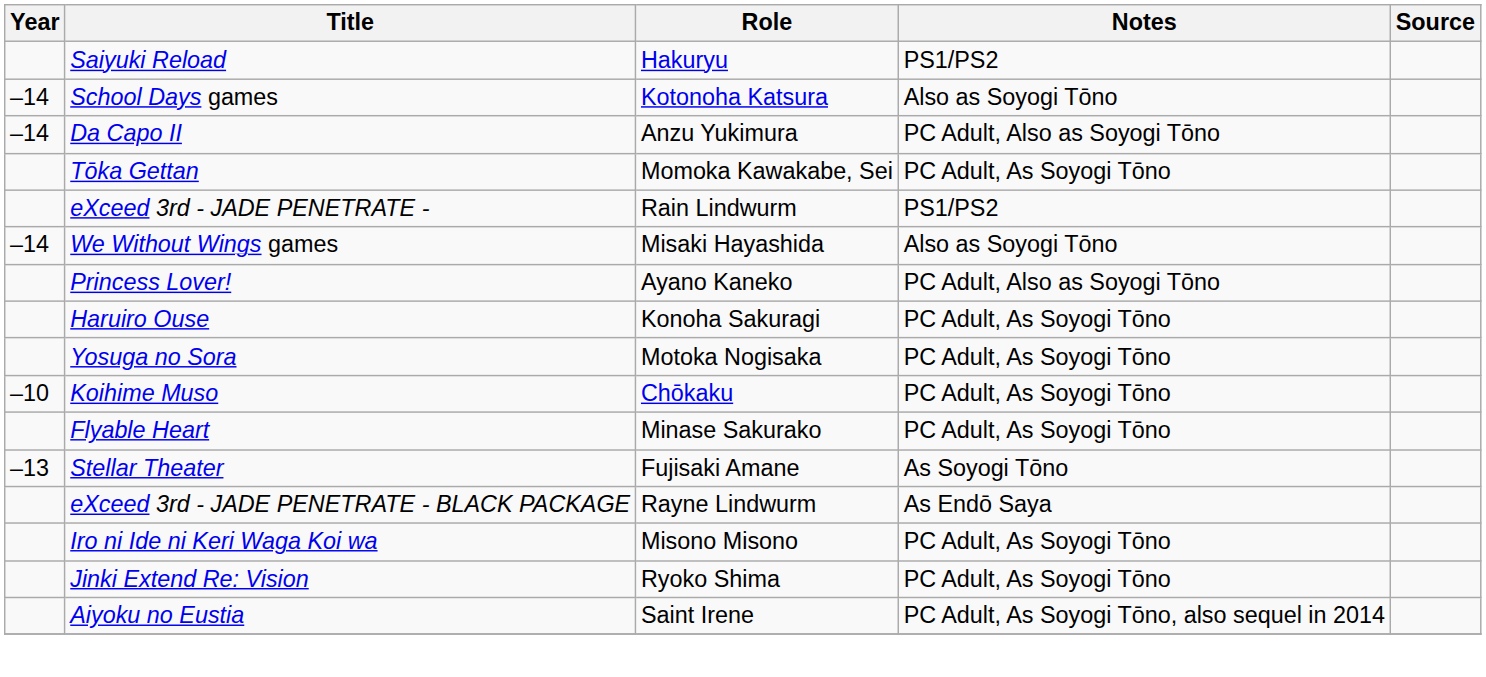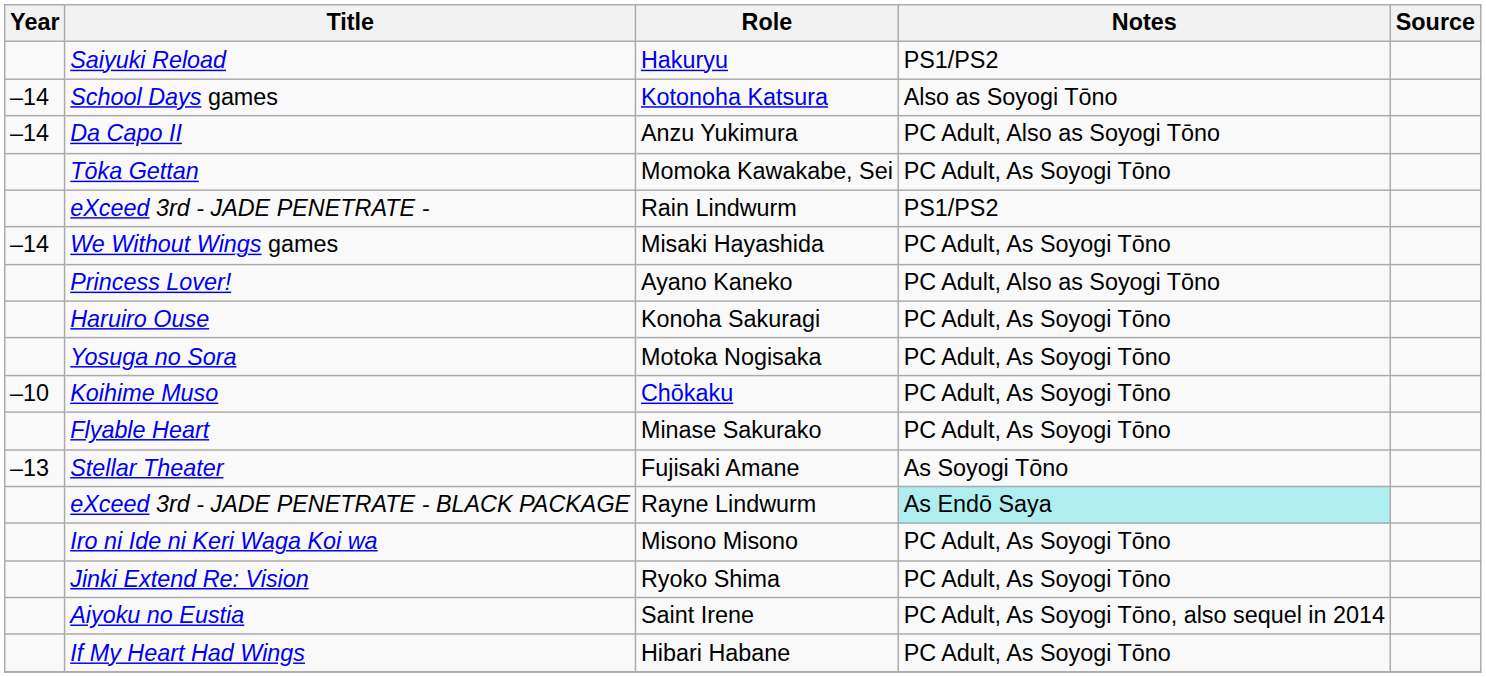(1011, 245) Also as Soyogi Tōno -> (1037, 245) PC Adult, As Soyogi Tōno
(978, 504) no background -> (978, 504) paleturquoise background
+ row: (188, 652)
